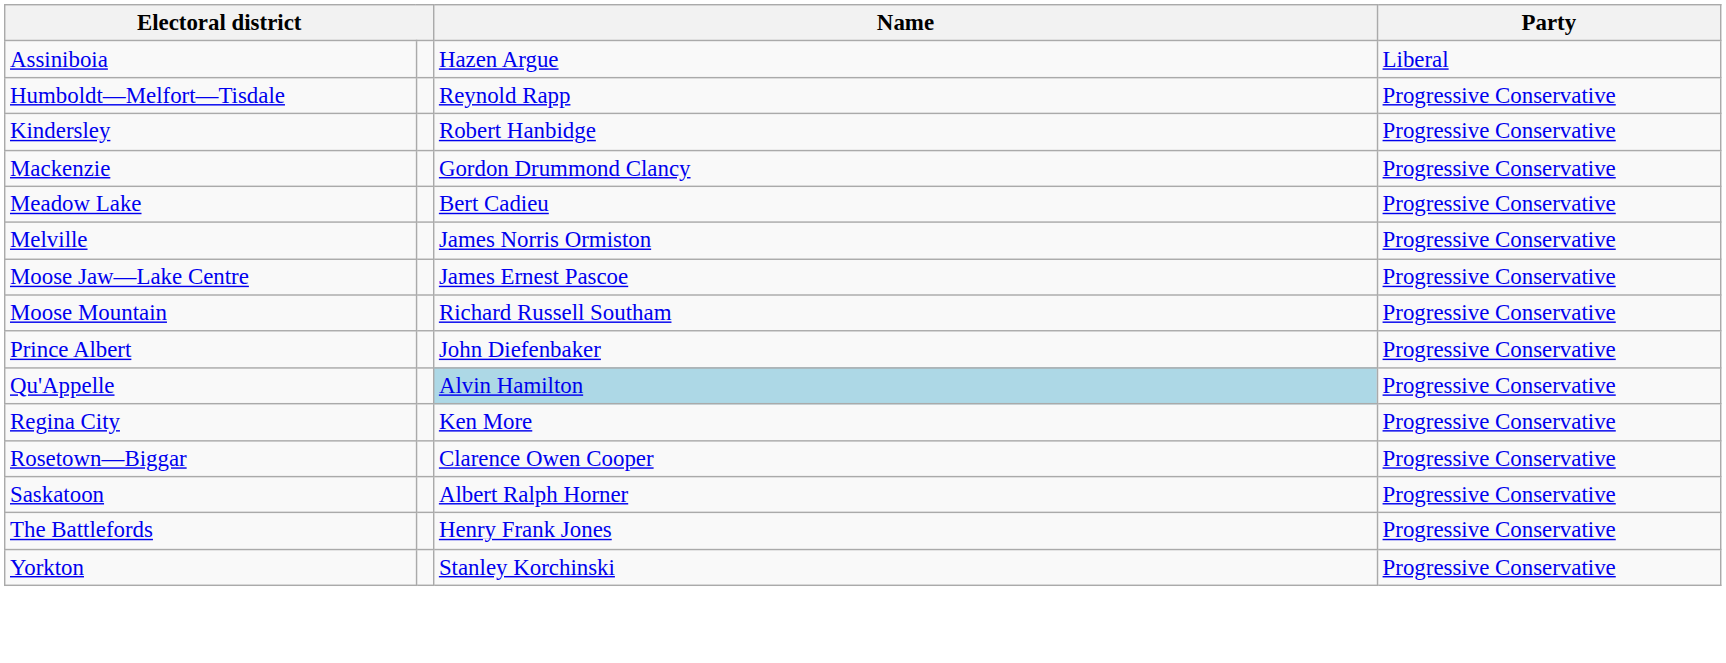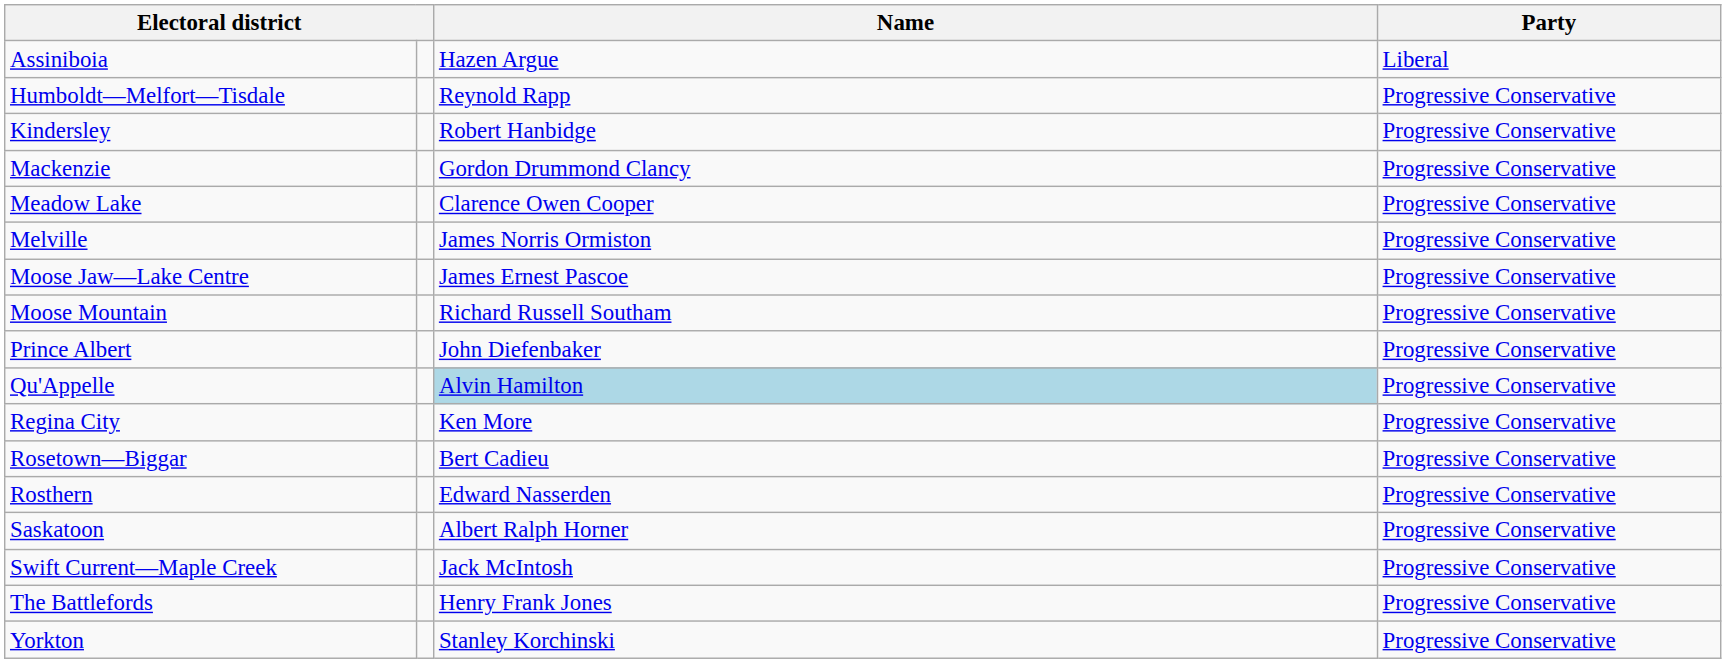(494, 204) Bert Cadieu -> (546, 204) Clarence Owen Cooper
(546, 458) Clarence Owen Cooper -> (494, 458) Bert Cadieu
+ row: (51, 494)
+ row: (143, 566)
